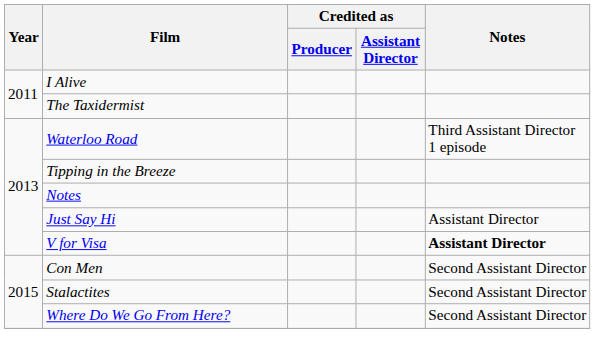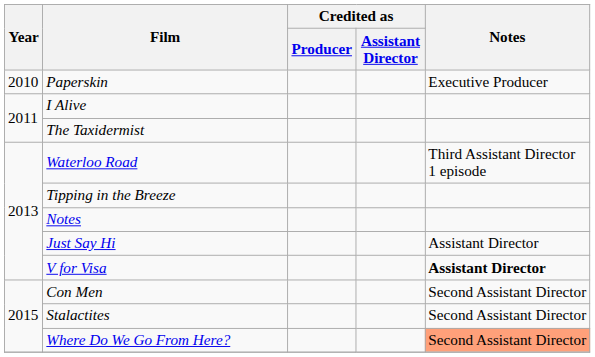+ row: (77, 81)
(507, 315) no background -> (507, 340) lightsalmon background
